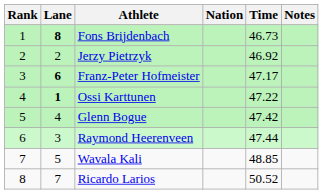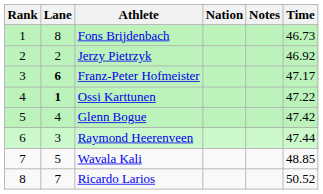columns swapped: (264, 14) <-> (300, 14)
(58, 35) bold -> (58, 35) normal
